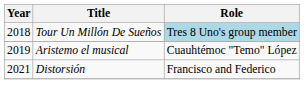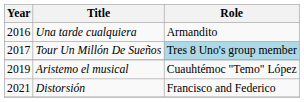+ row: (86, 32)
(19, 32) 2018 -> (19, 50) 2017
